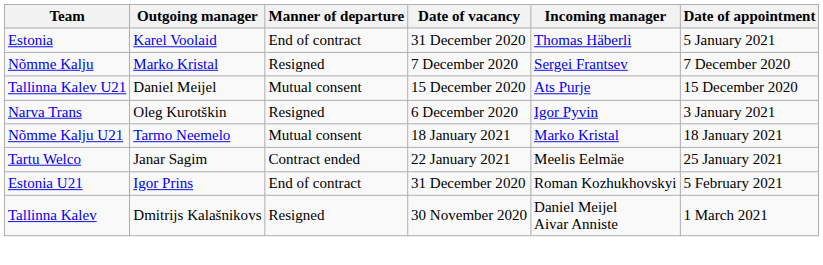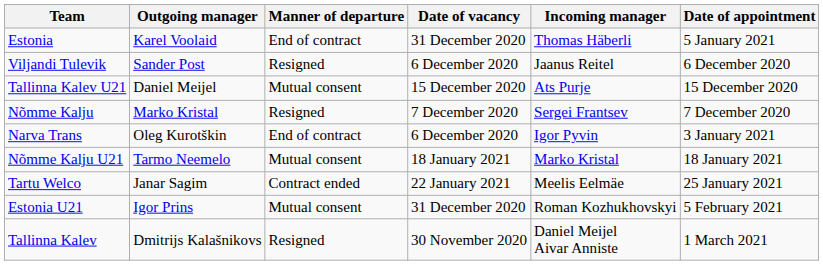+ row: (57, 64)
rows swapped: (51, 64) <-> (67, 87)
(296, 111) Resigned -> (315, 135) End of contract
(315, 183) End of contract -> (315, 207) Mutual consent
